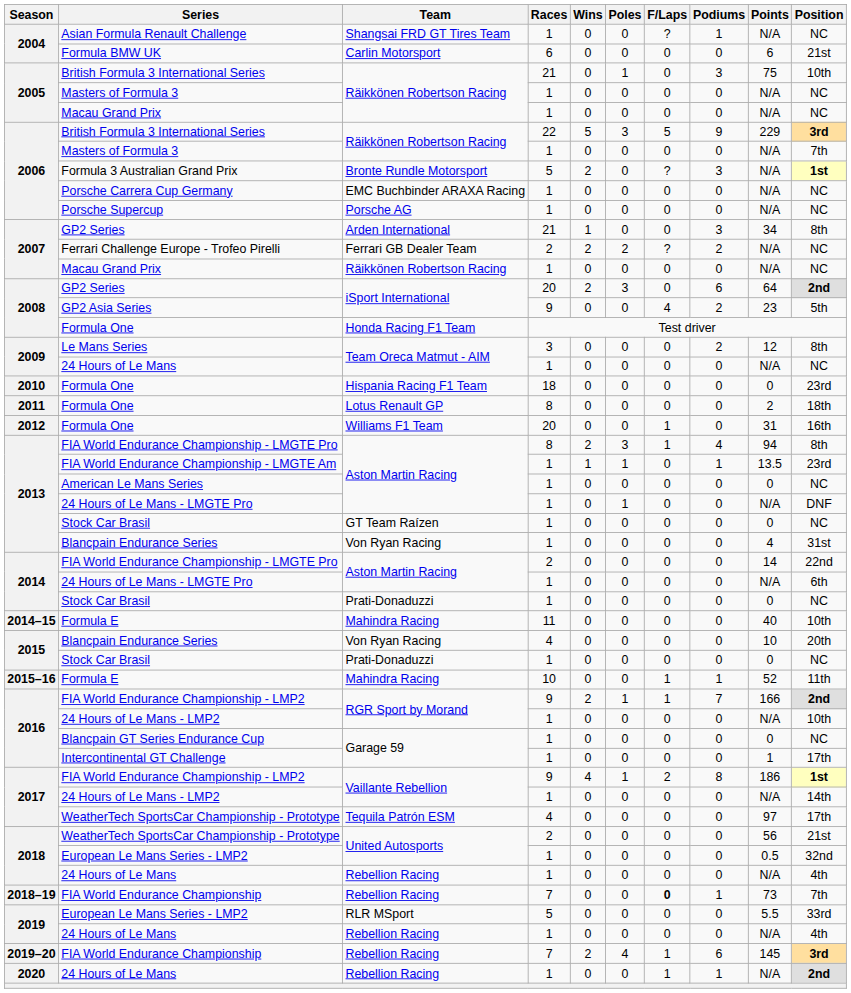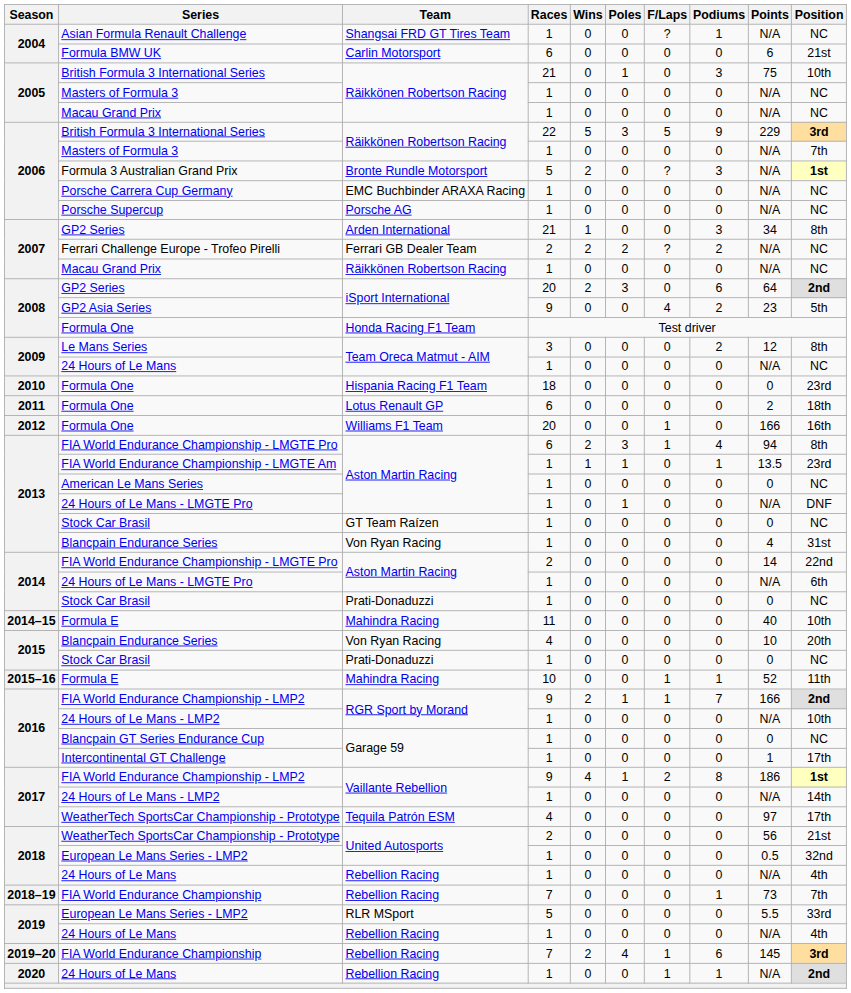(549, 406) 8 -> (549, 406) 6
(770, 425) 31 -> (770, 425) 166
(549, 445) 8 -> (549, 445) 6
(667, 895) bold -> (667, 895) normal
